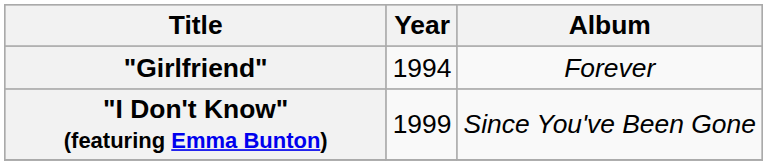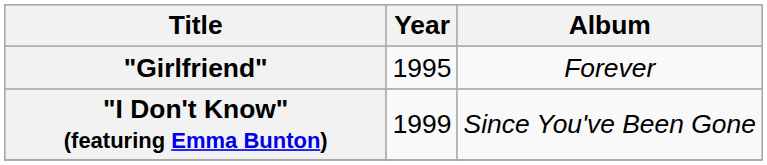(422, 67) 1994 -> (422, 67) 1995
